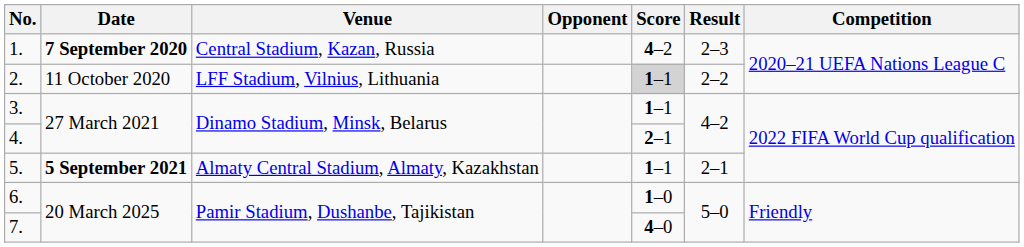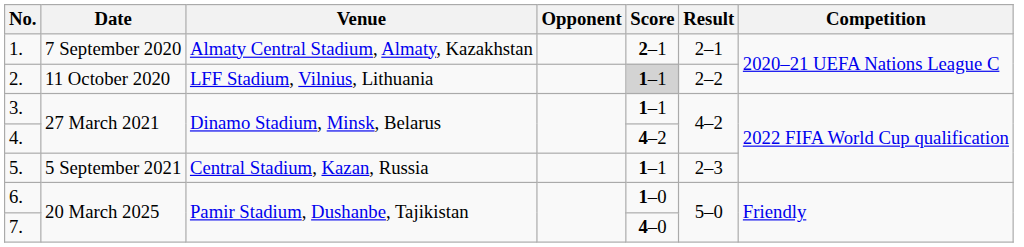(116, 49) bold -> (113, 49) normal
(315, 49) Central Stadium, Kazan, Russia -> (361, 49) Almaty Central Stadium, Almaty, Kazakhstan
(658, 49) 4–2 -> (652, 49) 2–1
(715, 49) 2–3 -> (709, 49) 2–1
(658, 138) 2–1 -> (652, 138) 4–2
(116, 167) bold -> (113, 167) normal
(367, 167) Almaty Central Stadium, Almaty, Kazakhstan -> (309, 167) Central Stadium, Kazan, Russia
(715, 167) 2–1 -> (709, 167) 2–3
